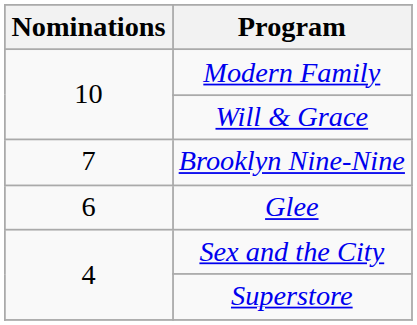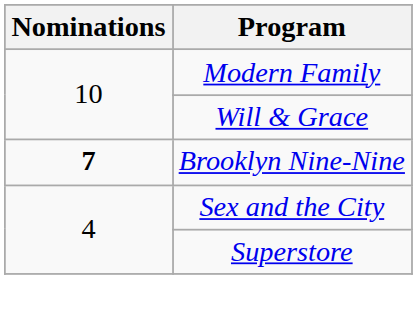(89, 161) normal -> (89, 161) bold
- row: (292, 206)
